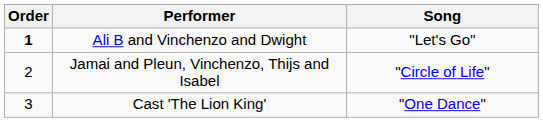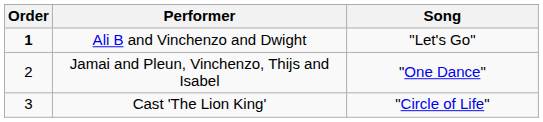(442, 72) "Circle of Life" -> (442, 72) "One Dance"
(442, 104) "One Dance" -> (442, 104) "Circle of Life"
